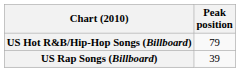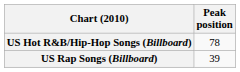(215, 42) 79 -> (215, 42) 78
